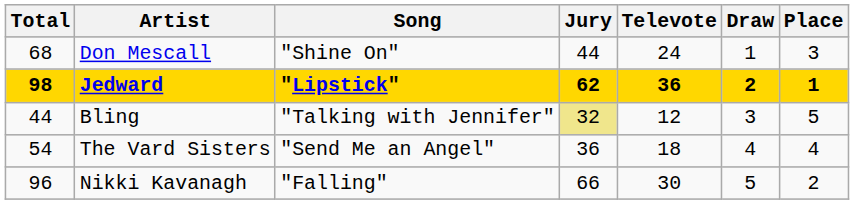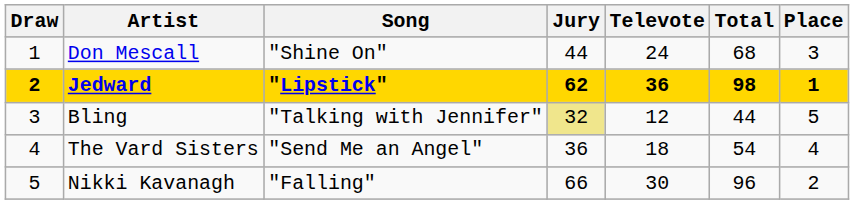columns swapped: (750, 21) <-> (40, 21)
